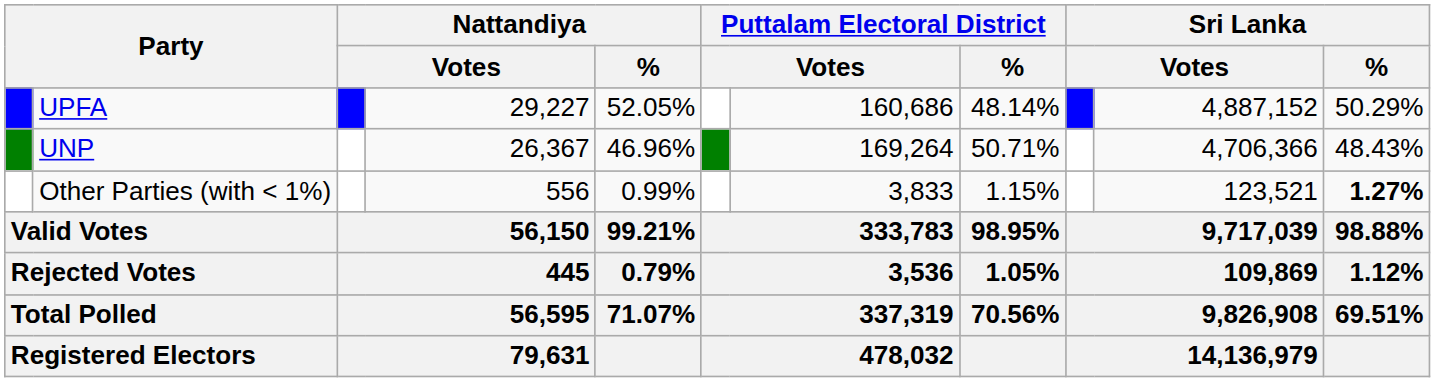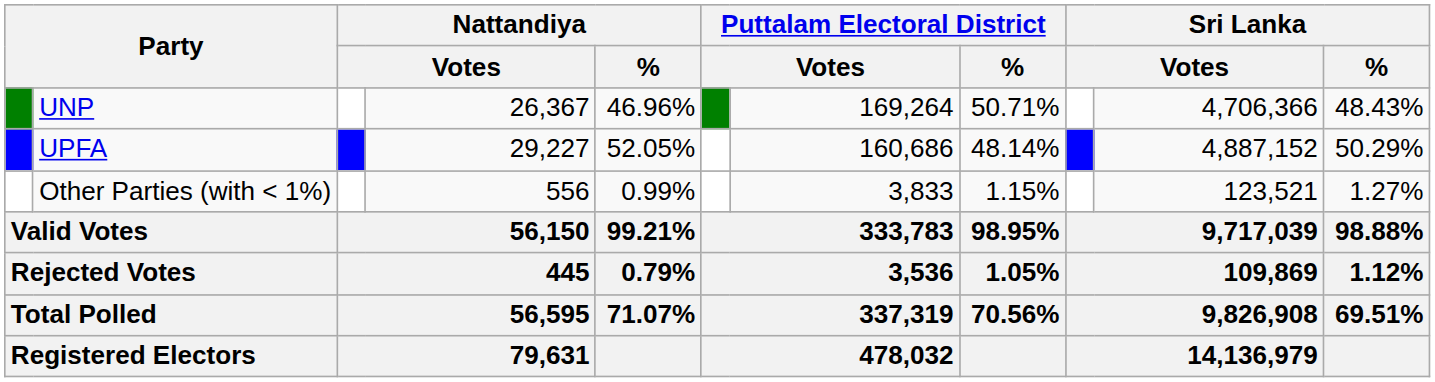rows swapped: (73, 107) <-> (67, 149)
(1387, 190) bold -> (1387, 190) normal
